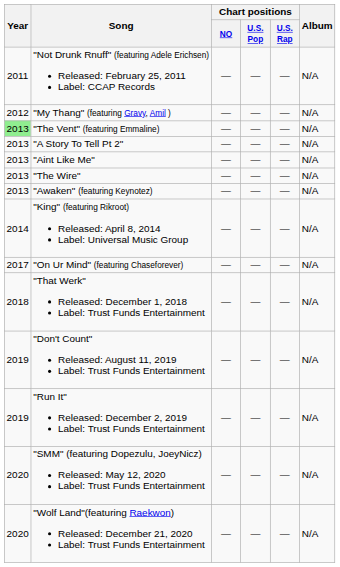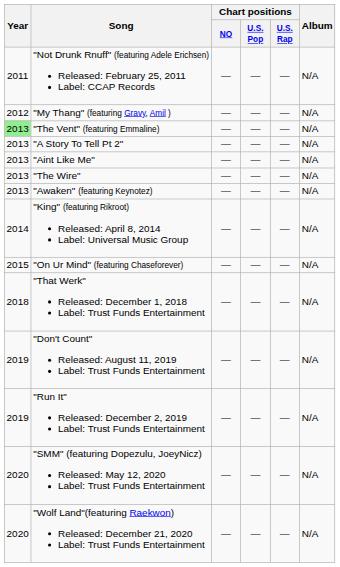(18, 265) 2017 -> (18, 265) 2015
